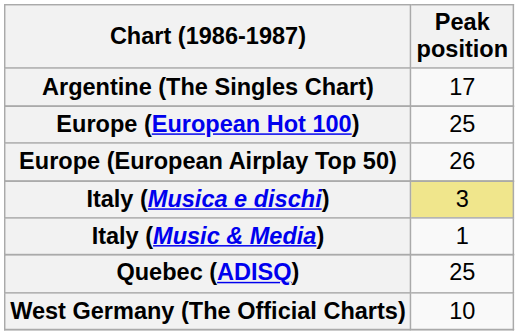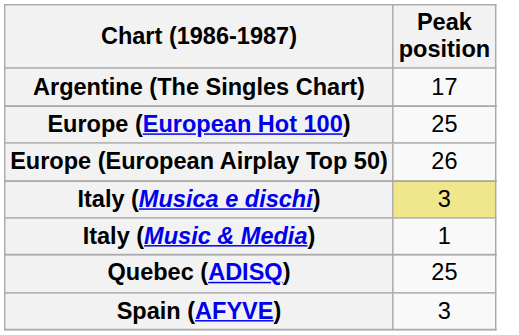+ row: (199, 310)
- row: (208, 310)
